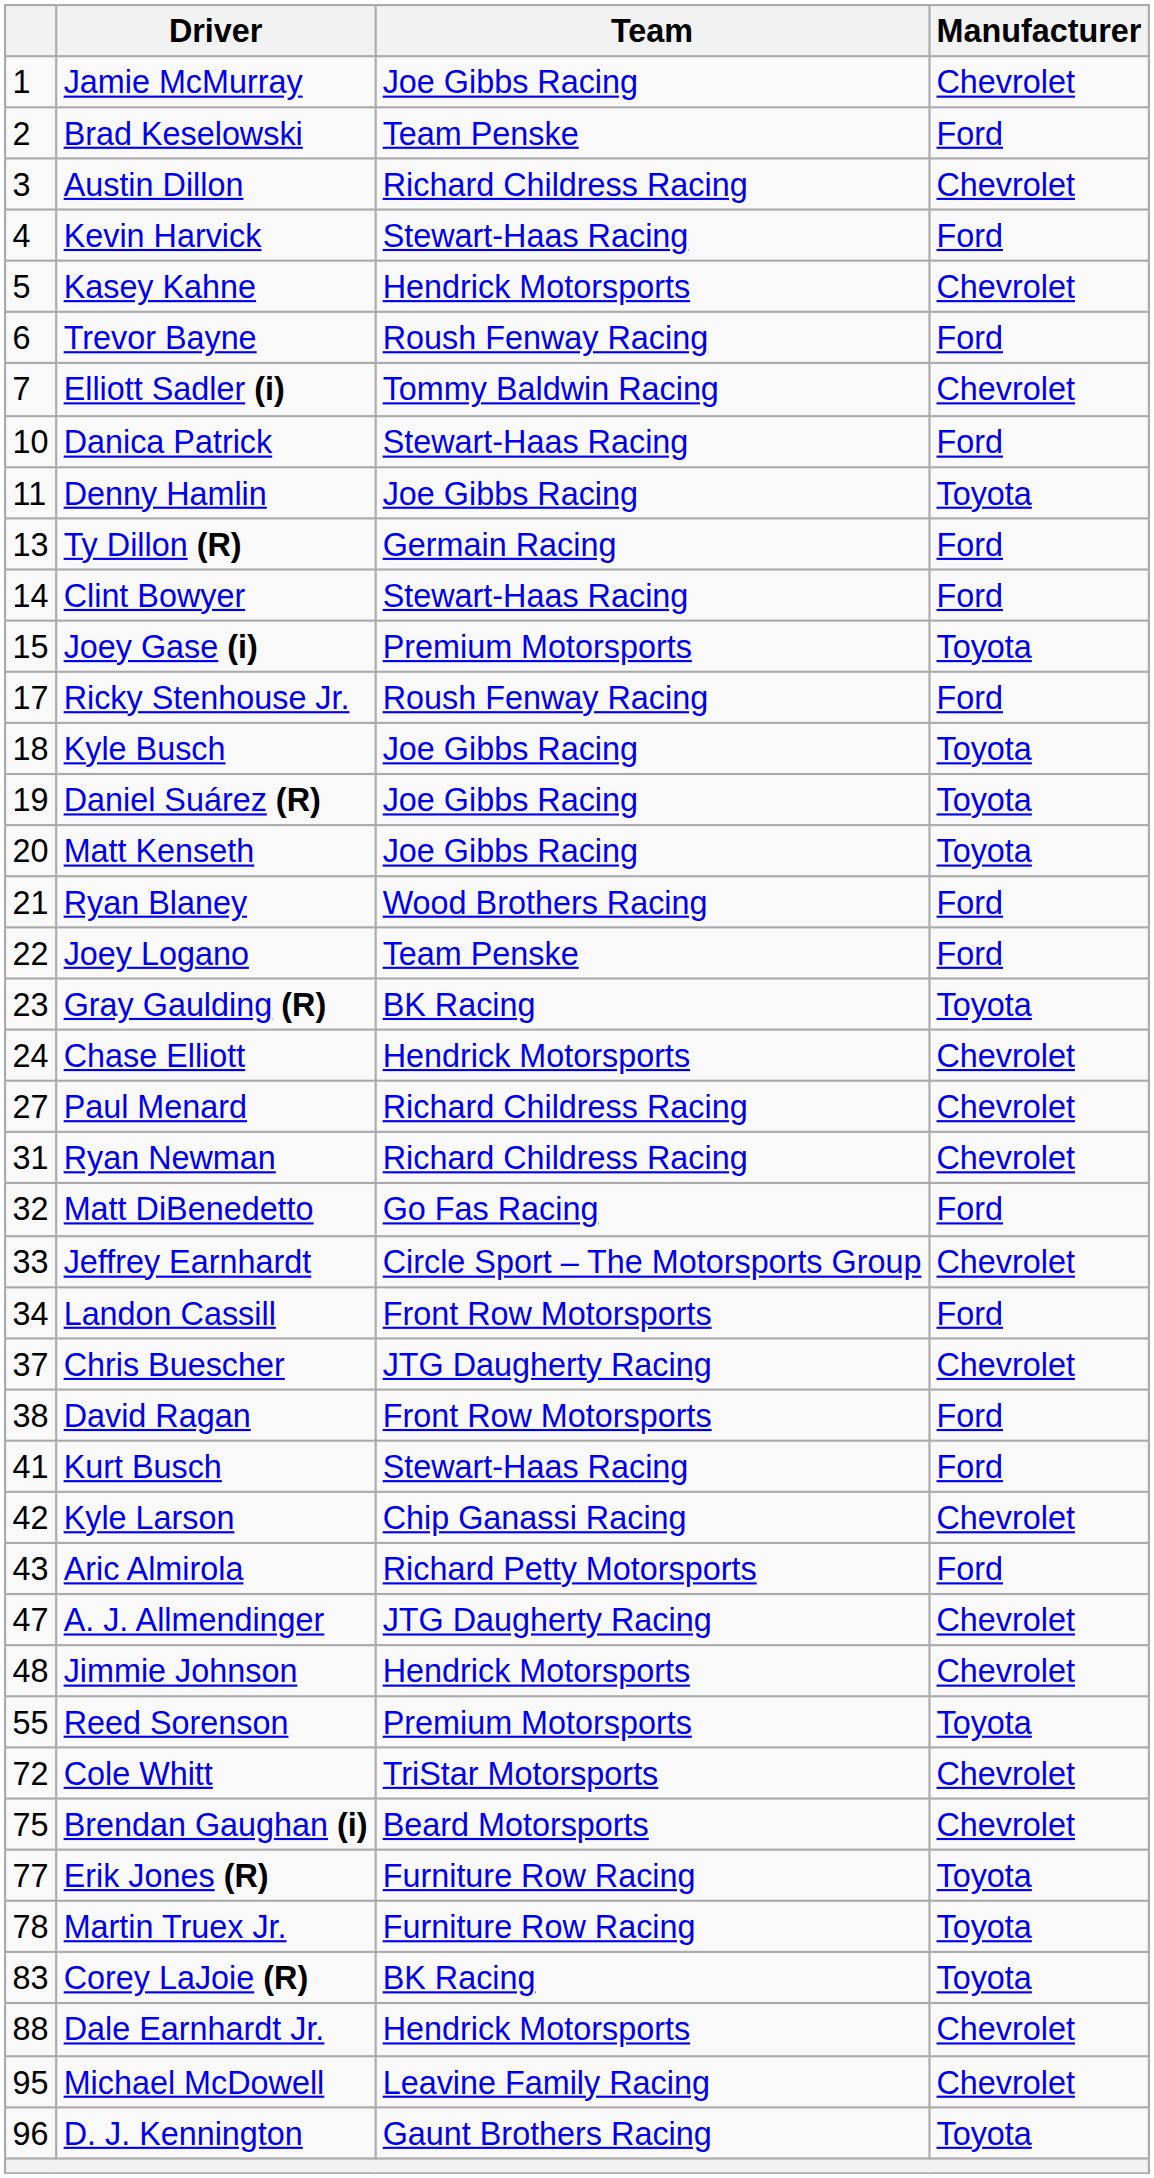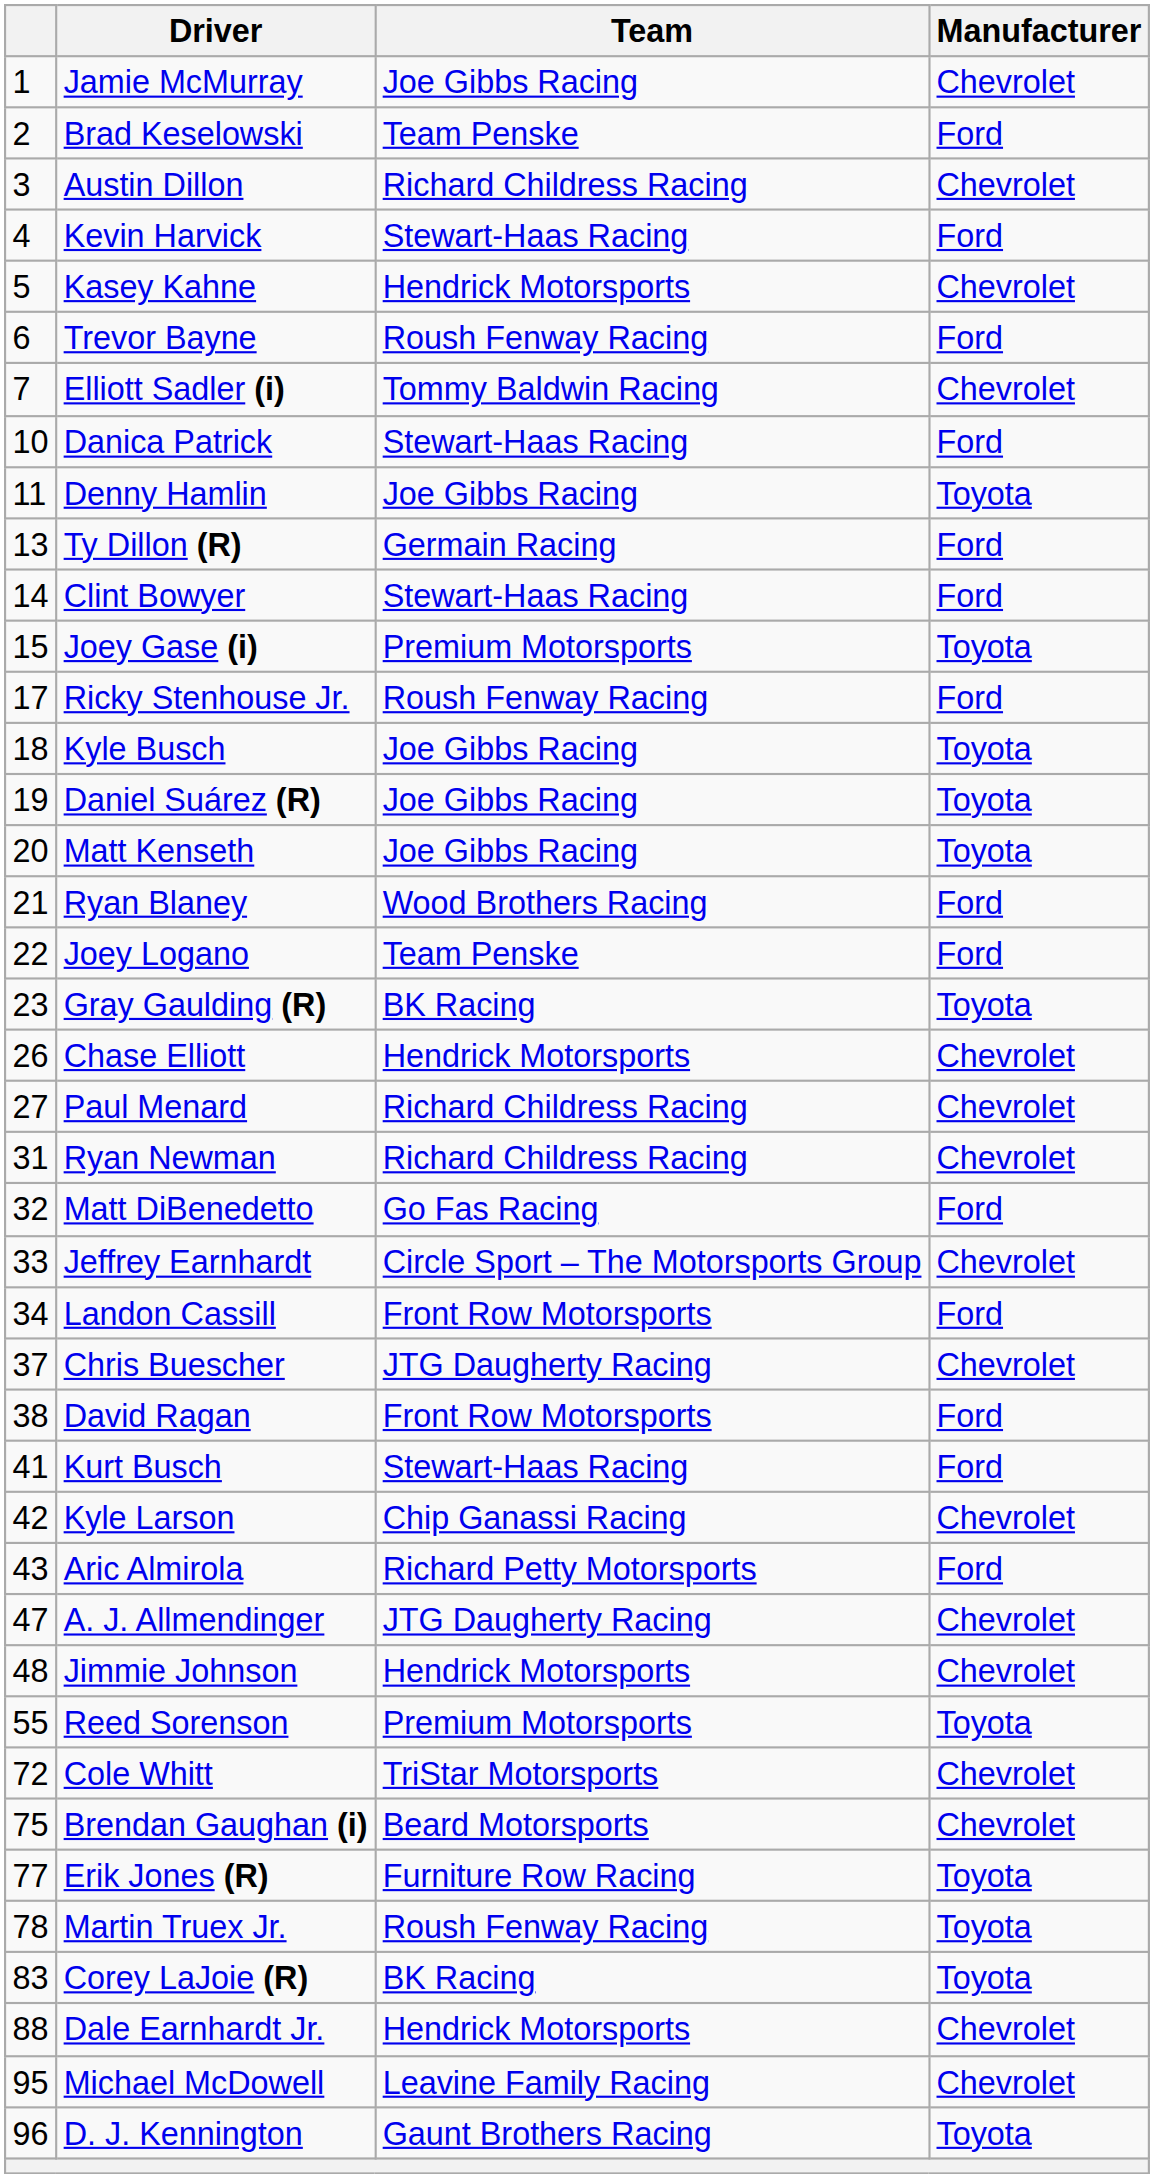(31, 1056) 24 -> (31, 1056) 26
(539, 1927) Furniture Row Racing -> (545, 1927) Roush Fenway Racing
